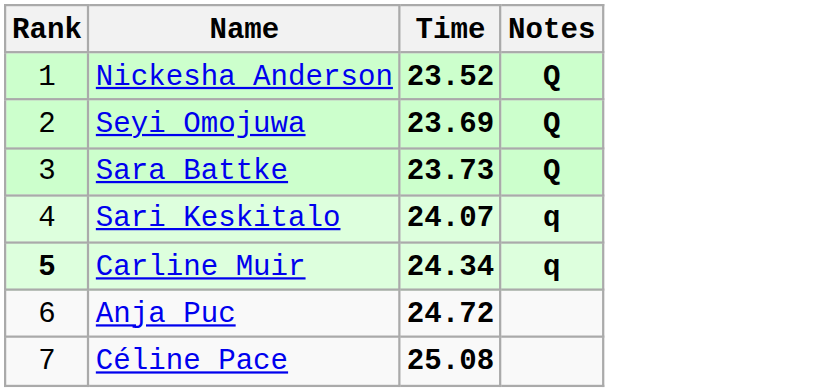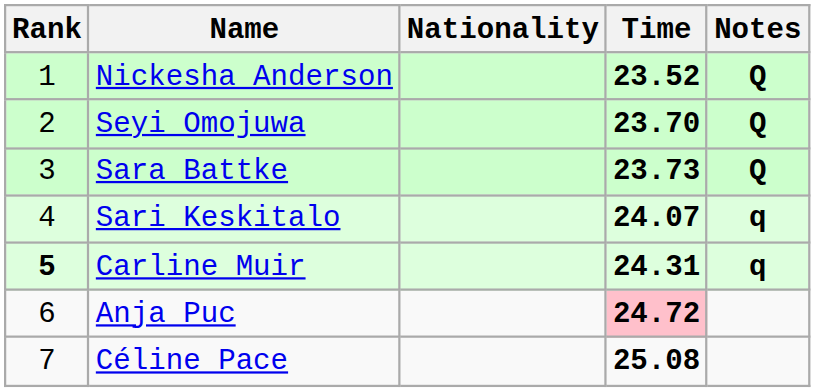+ column: (503, 29)
(450, 124) 23.69 -> (657, 124) 23.70
(450, 266) 24.34 -> (657, 266) 24.31
(450, 314) no background -> (657, 314) pink background
